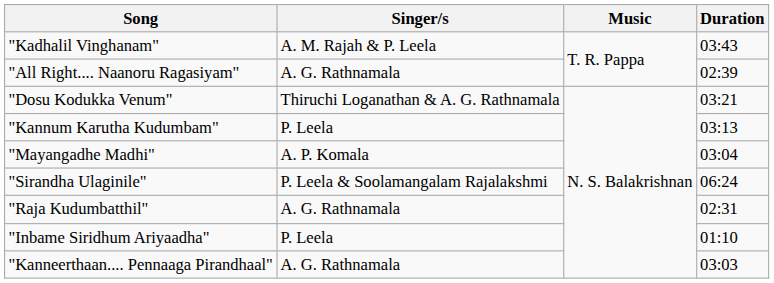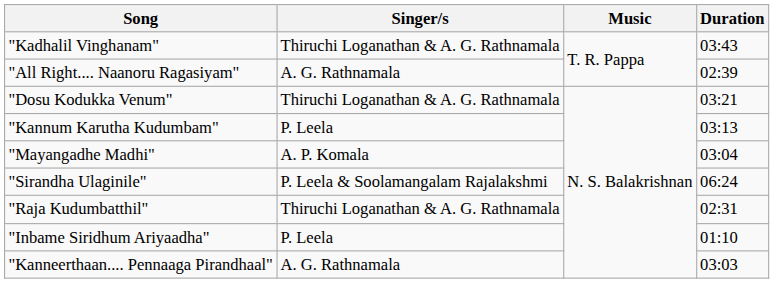(358, 45) A. M. Rajah & P. Leela -> (420, 45) Thiruchi Loganathan & A. G. Rathnamala
(340, 209) A. G. Rathnamala -> (420, 209) Thiruchi Loganathan & A. G. Rathnamala
